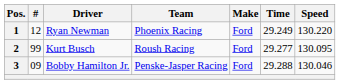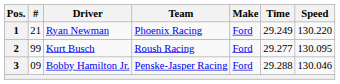(36, 31) 12 -> (36, 31) 21
